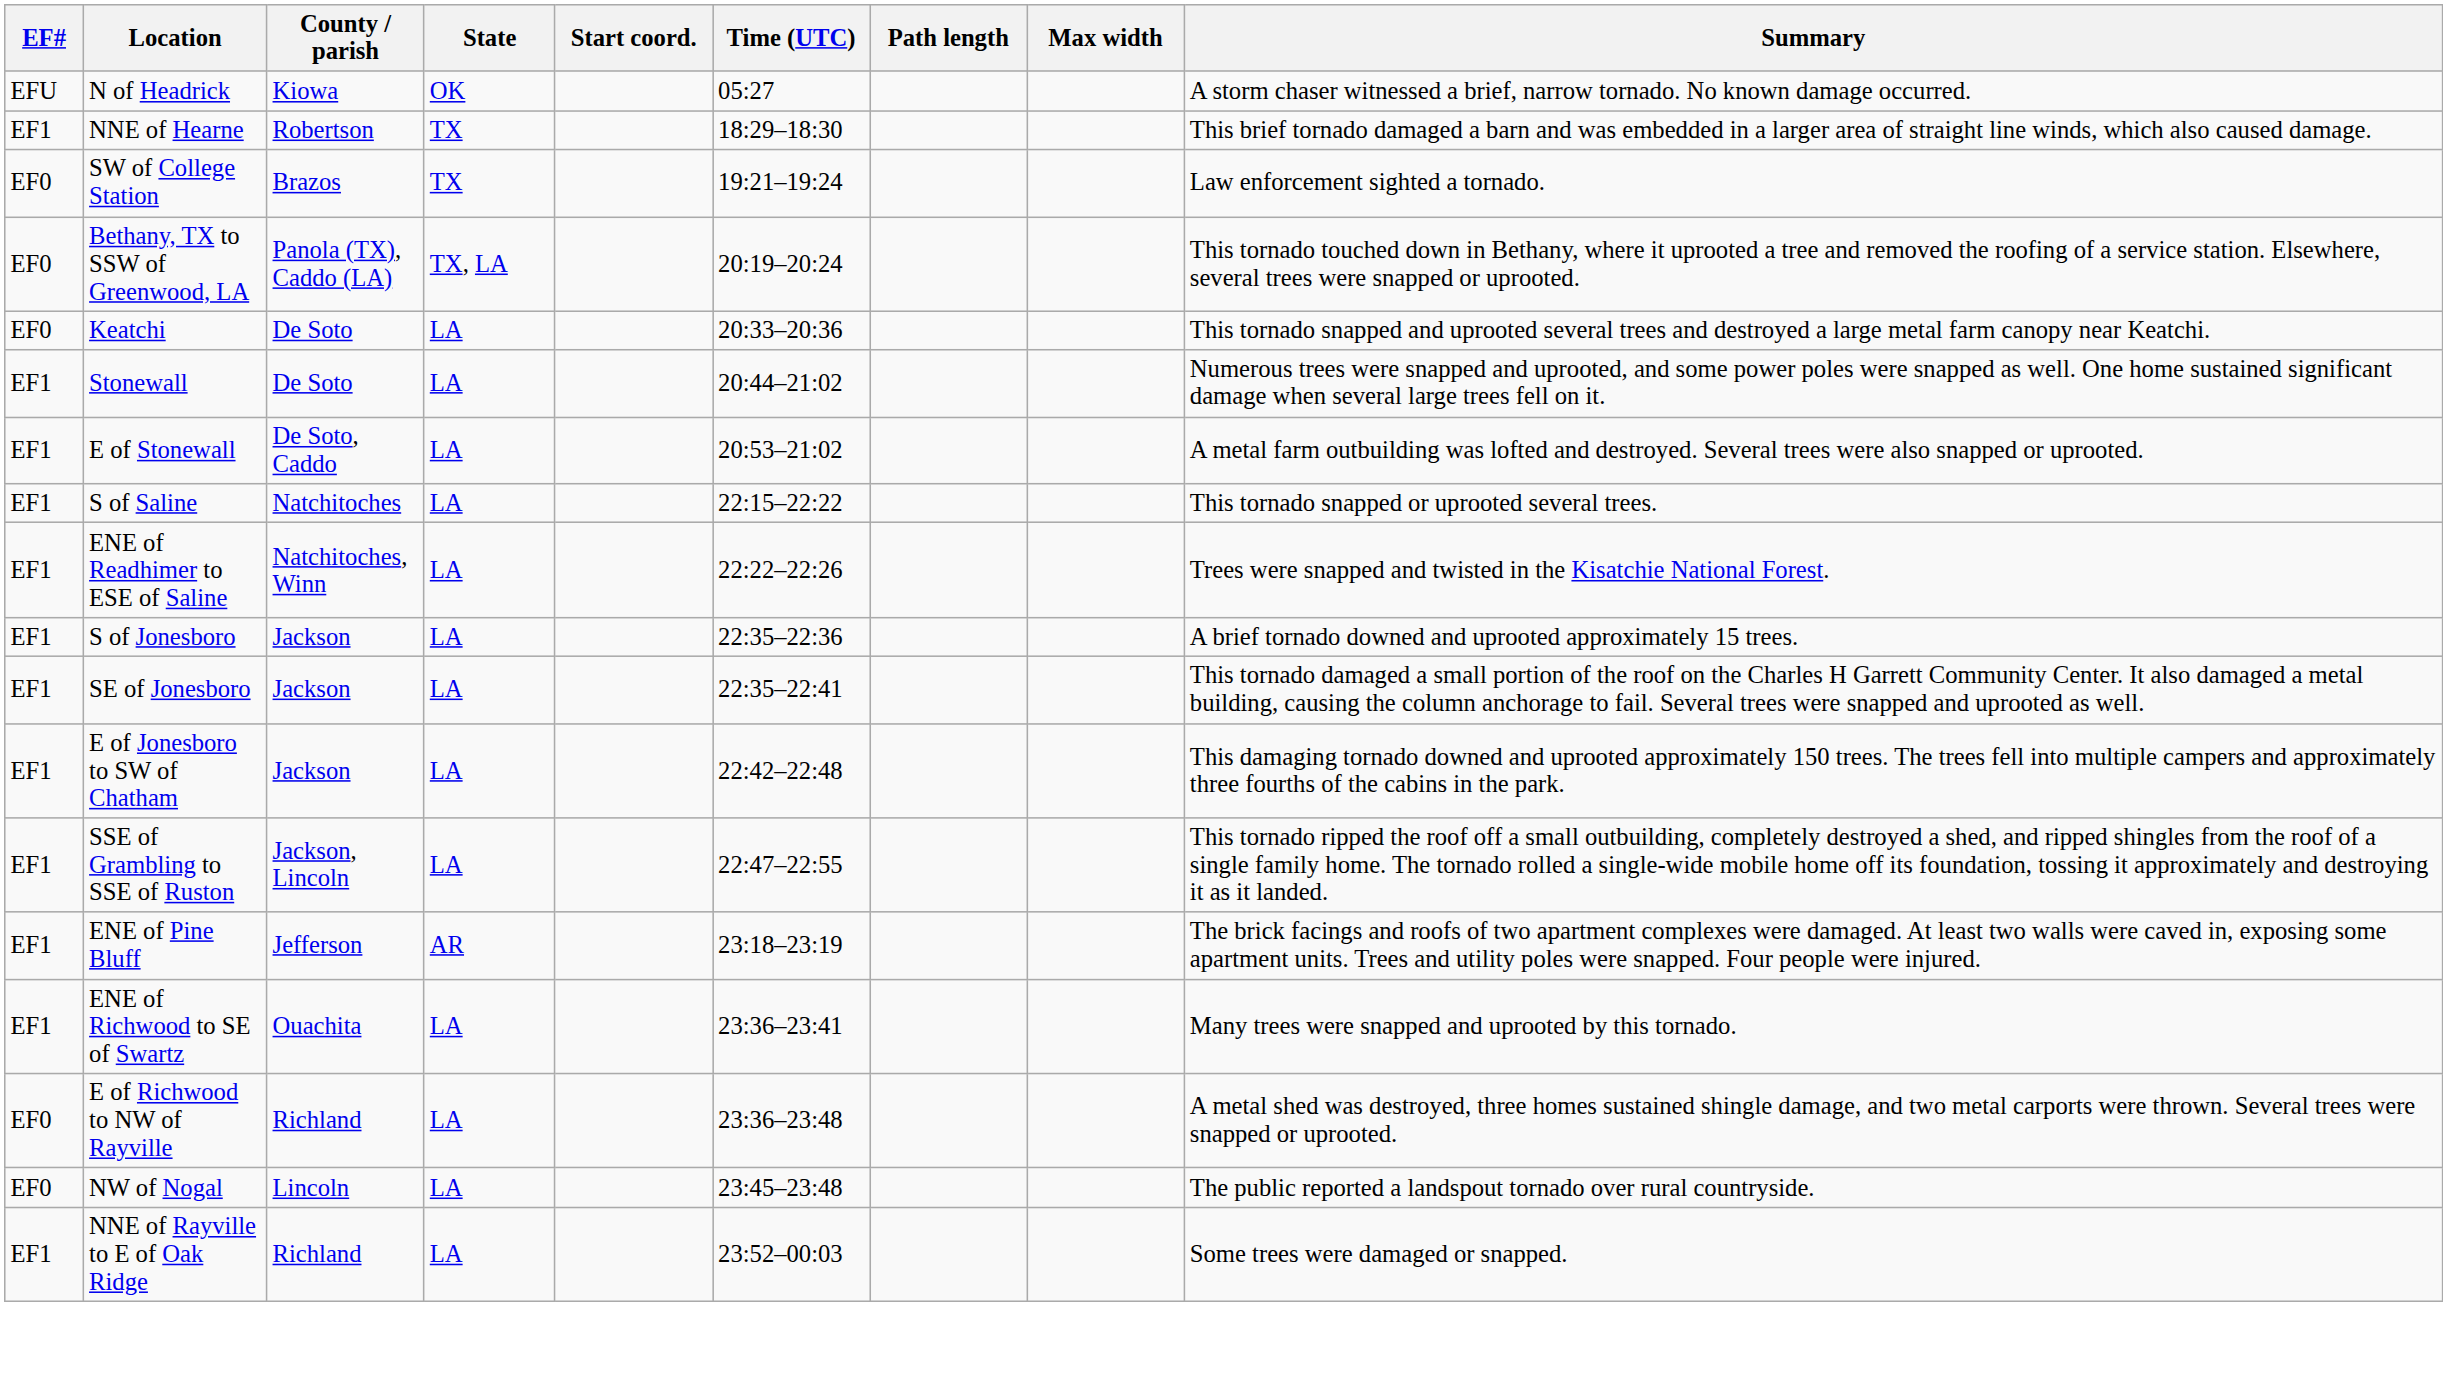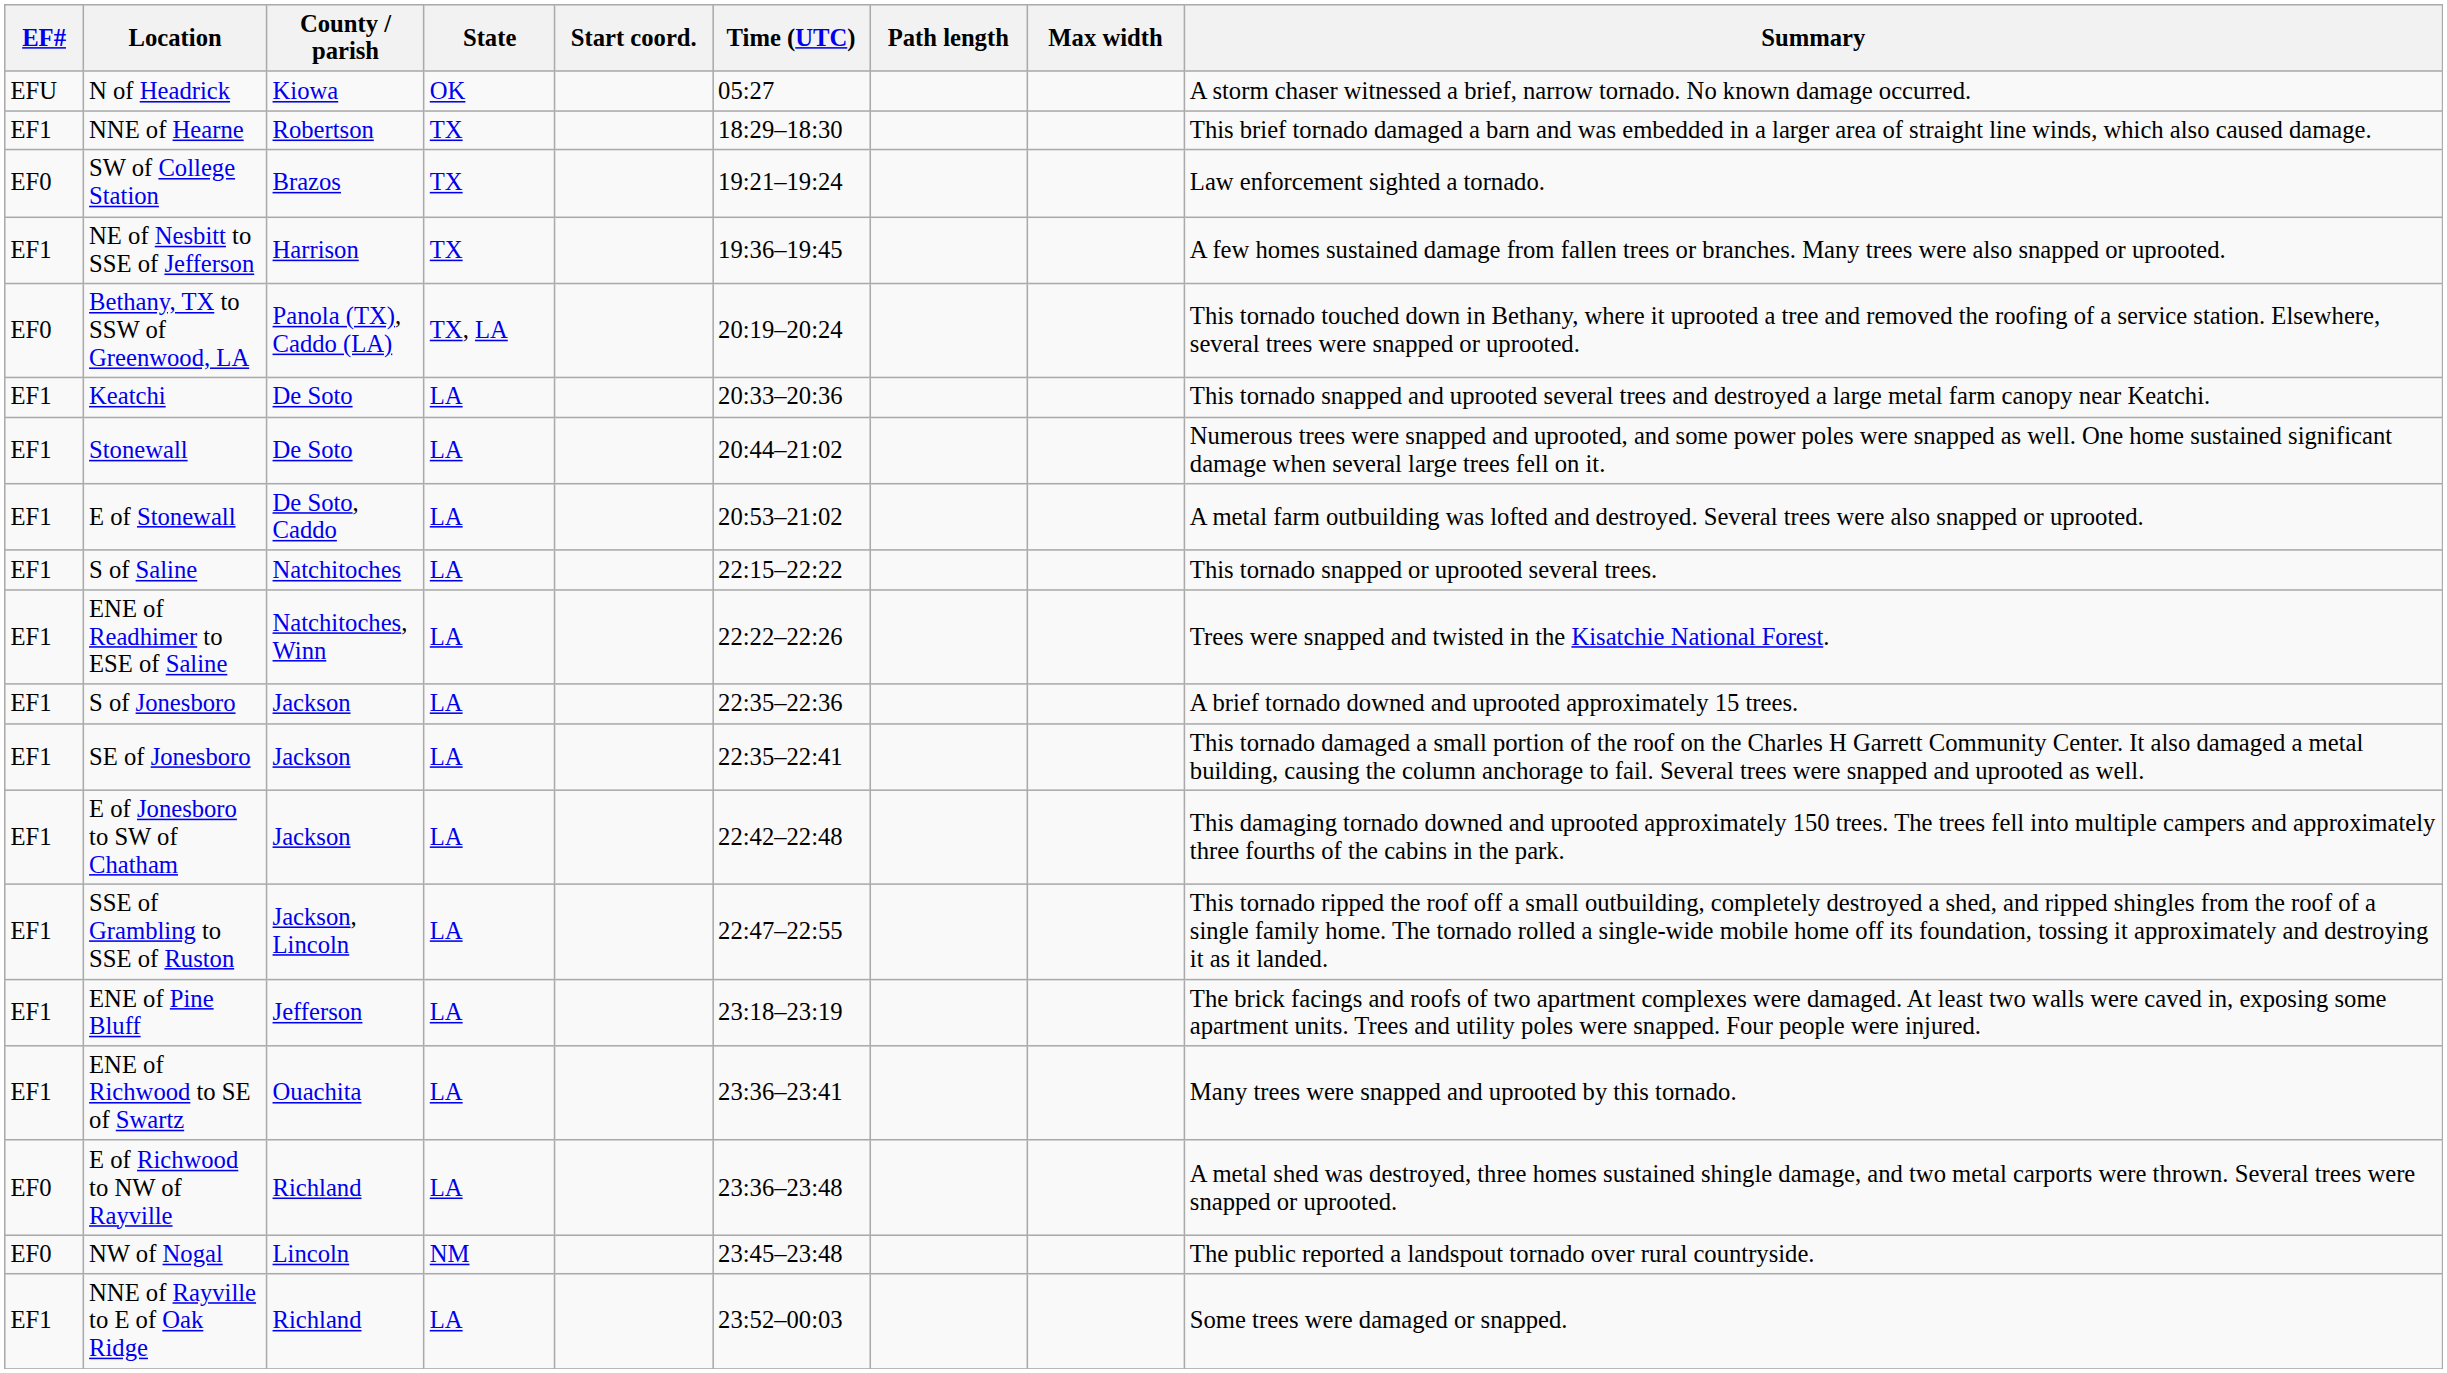+ row: (172, 249)
(31, 330) EF0 -> (31, 397) EF1
(447, 945) AR -> (446, 1012) LA
(446, 1187) LA -> (450, 1254) NM
